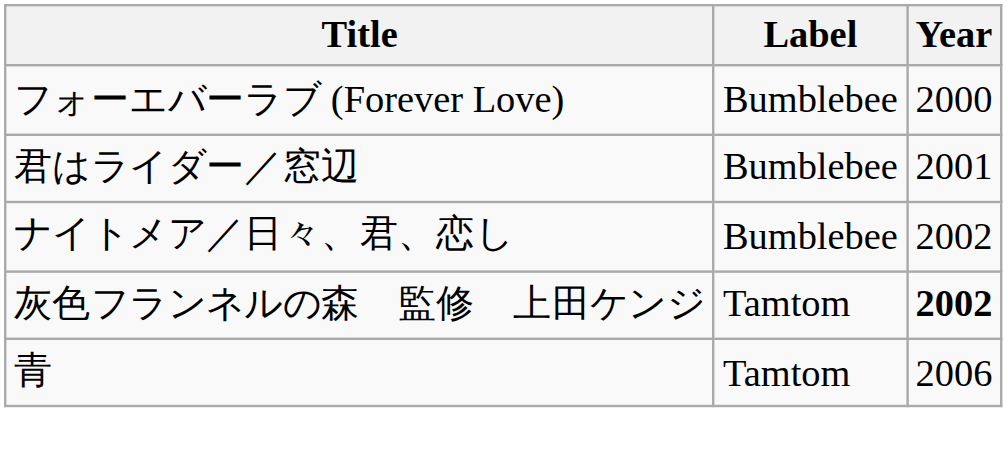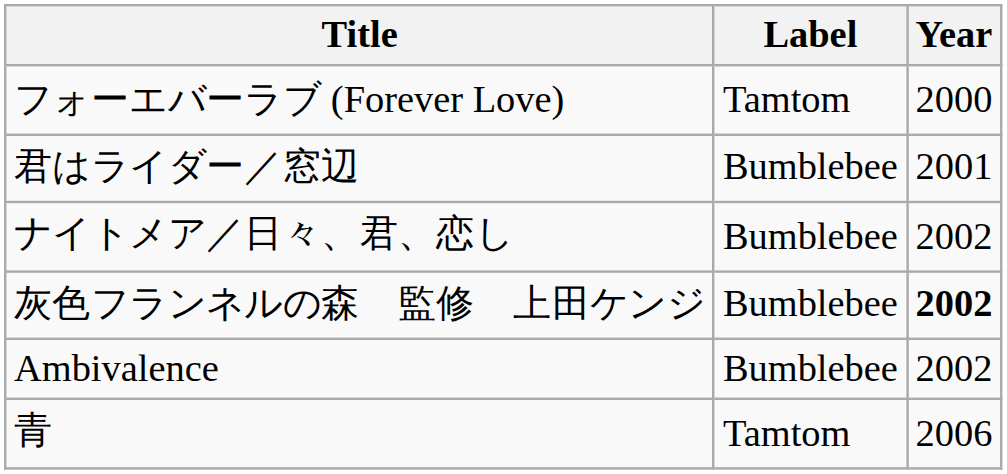(810, 99) Bumblebee -> (787, 99) Tamtom
(787, 303) Tamtom -> (810, 303) Bumblebee
+ row: (116, 368)
